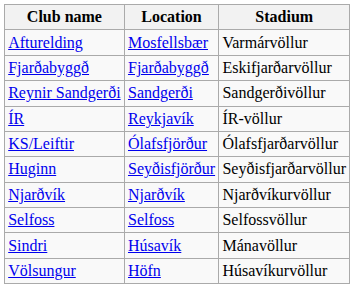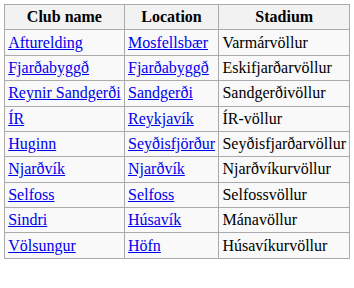- row: (41, 144)
